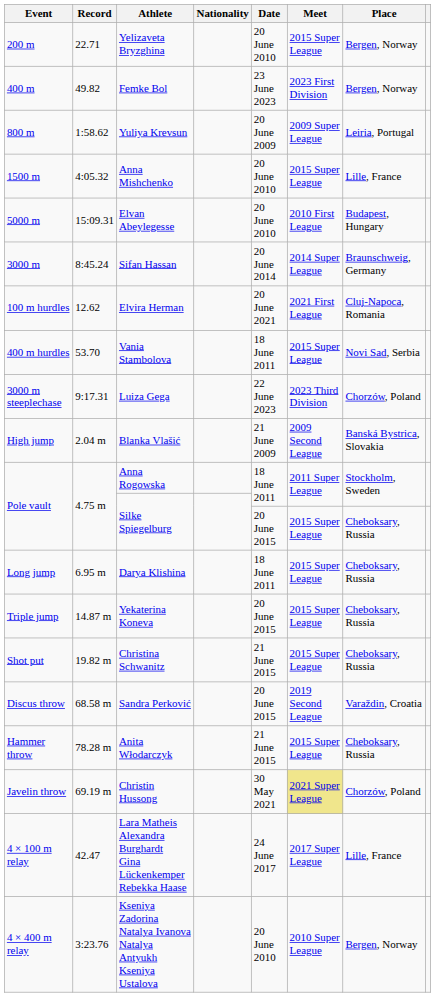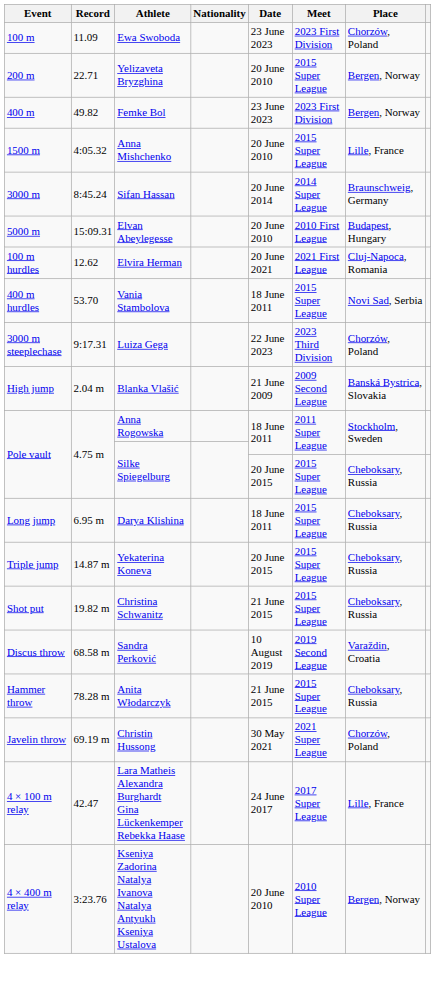+ row: (21, 38)
- row: (21, 132)
rows swapped: (23, 264) <-> (23, 220)
(265, 704) 20 June 2015 -> (267, 652) 10 August 2019
(315, 792) khaki background -> (311, 740) no background
